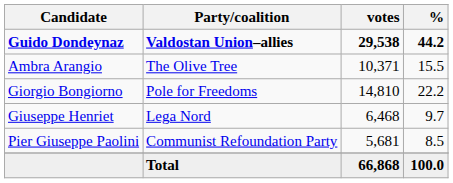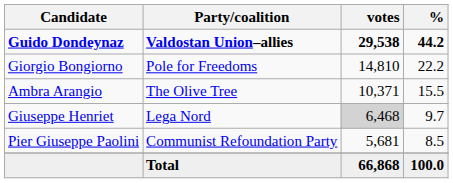rows swapped: (65, 91) <-> (55, 66)
(383, 116) no background -> (383, 116) lightgrey background
